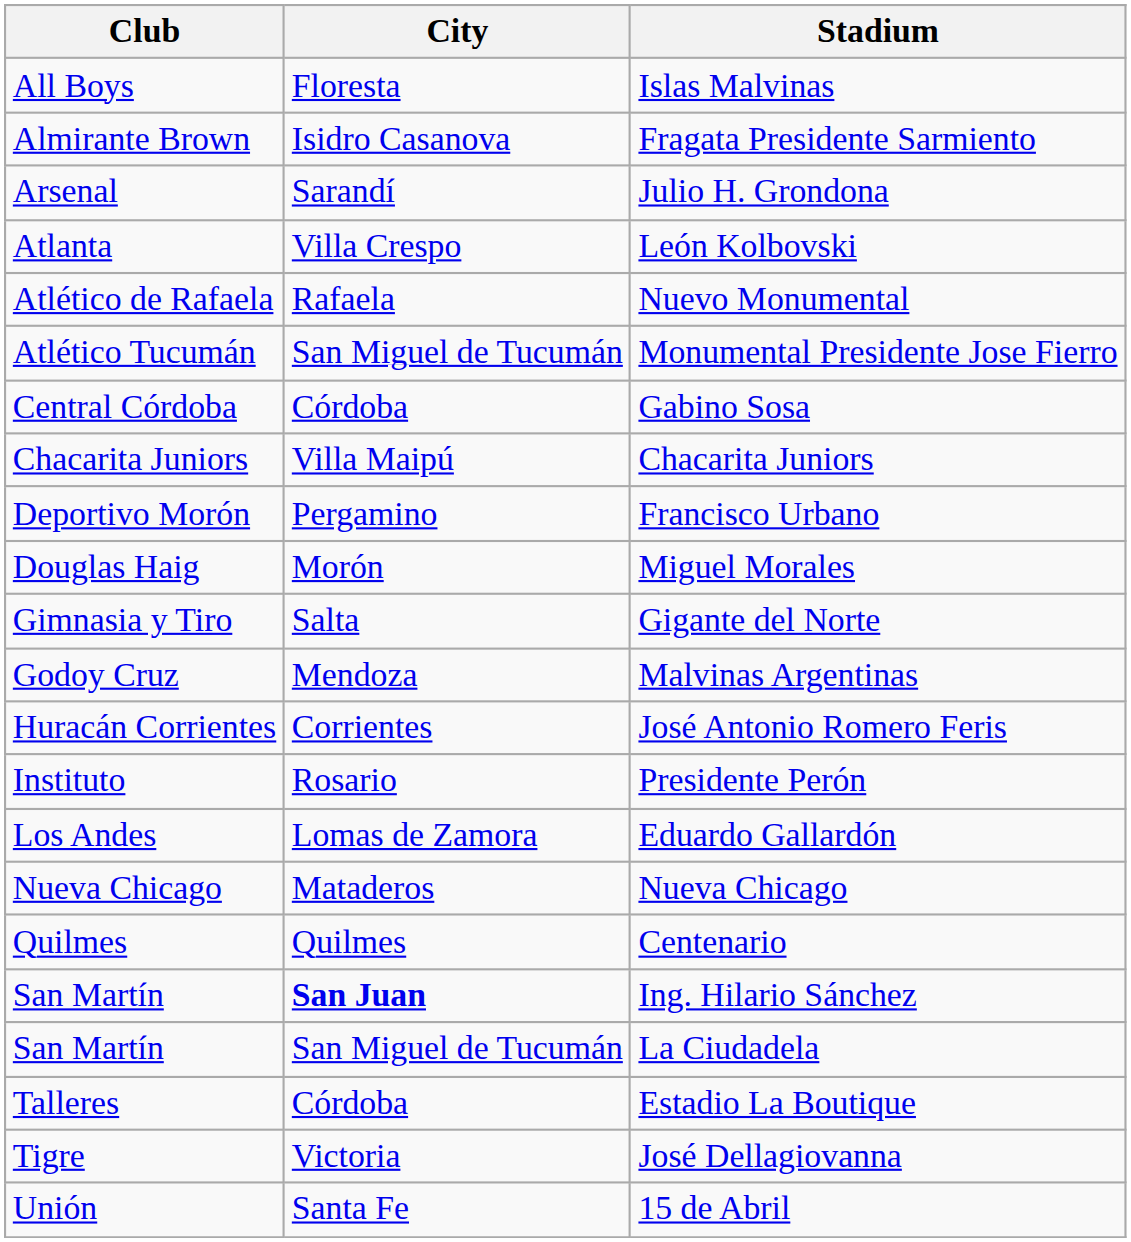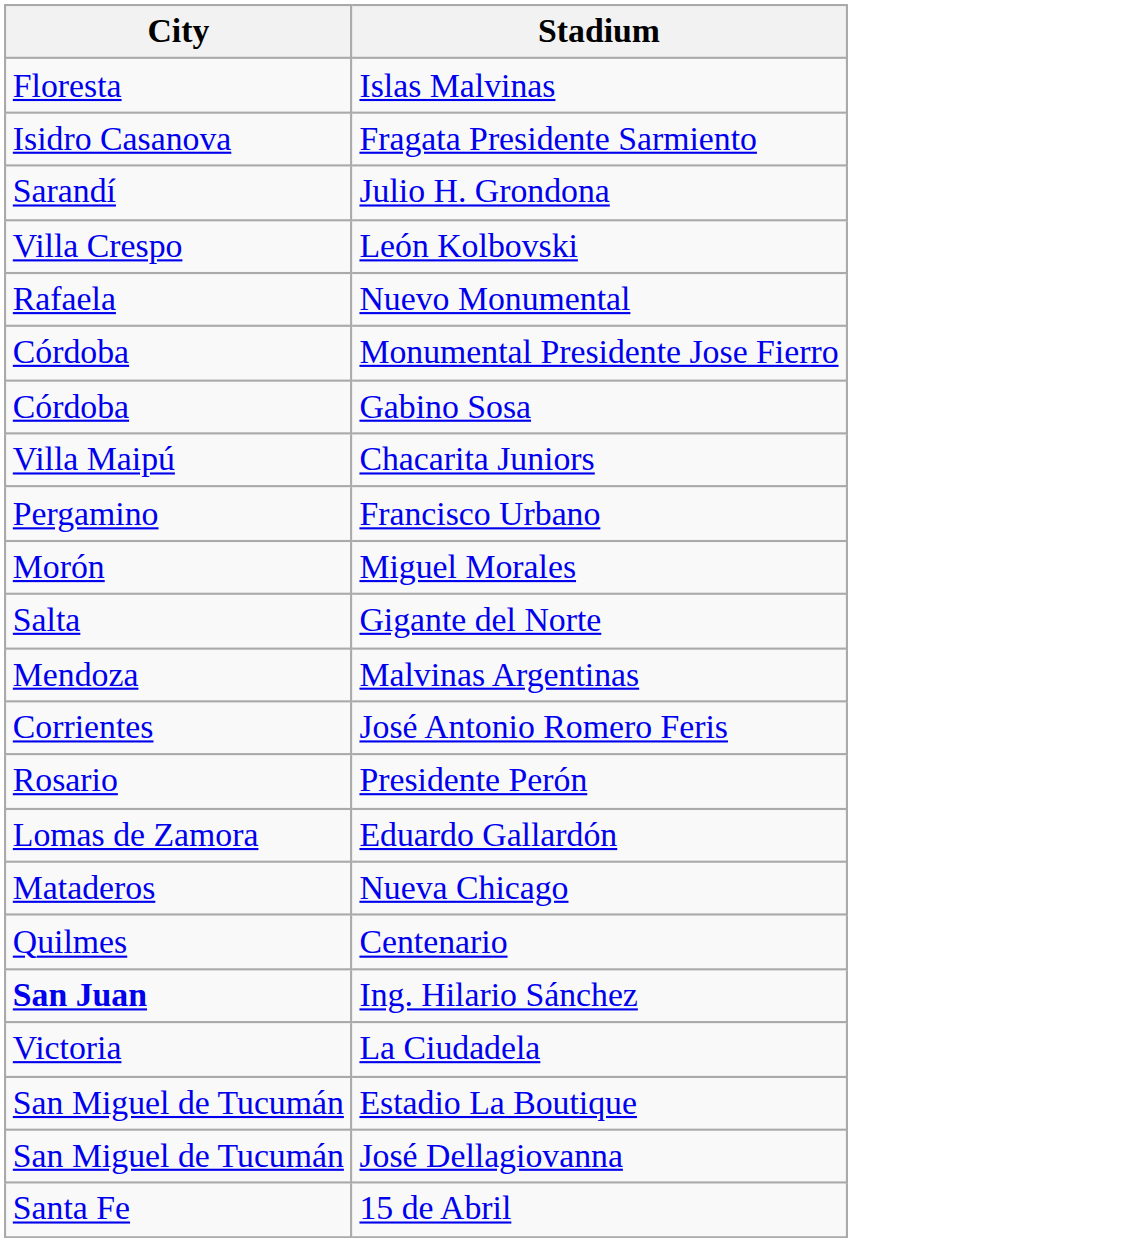- column: (145, 31)
(457, 352) San Miguel de Tucumán -> (71, 352) Córdoba
(457, 1048) San Miguel de Tucumán -> (67, 1048) Victoria
(350, 1102) Córdoba -> (178, 1102) San Miguel de Tucumán
(346, 1155) Victoria -> (178, 1155) San Miguel de Tucumán
